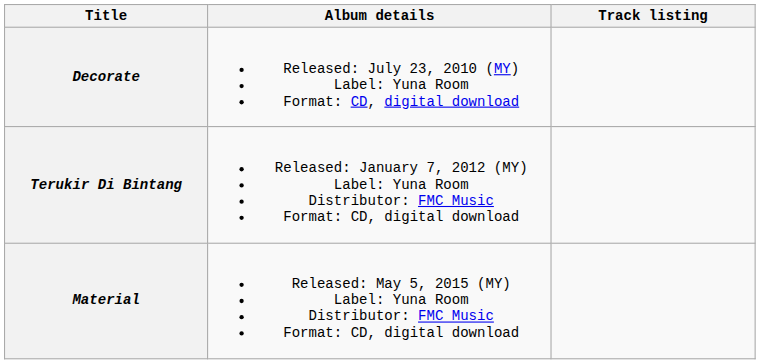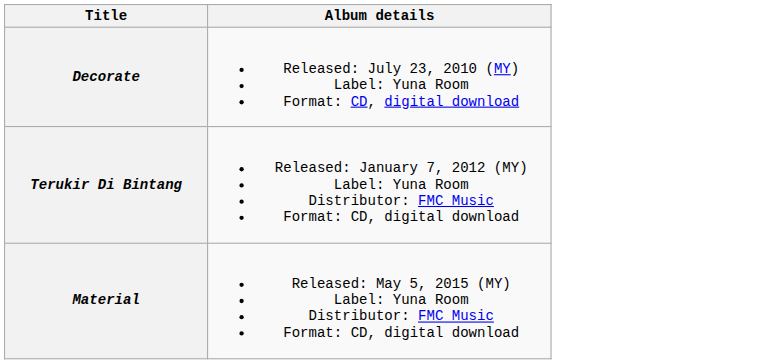- column: (653, 16)
